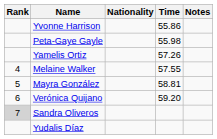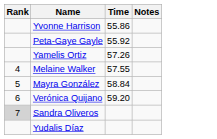- column: (130, 12)
(169, 41) 55.98 -> (118, 41) 55.92
(169, 84) 58.81 -> (118, 84) 58.84
